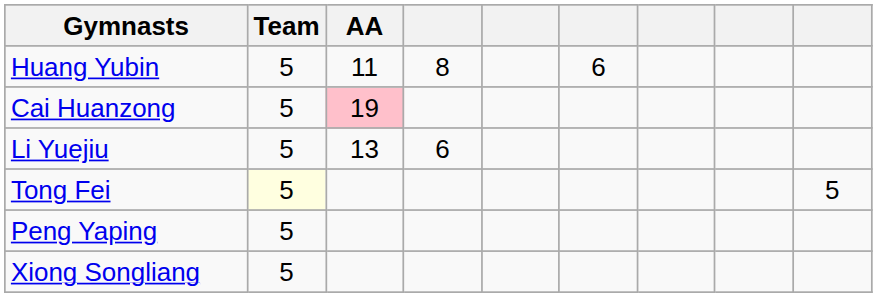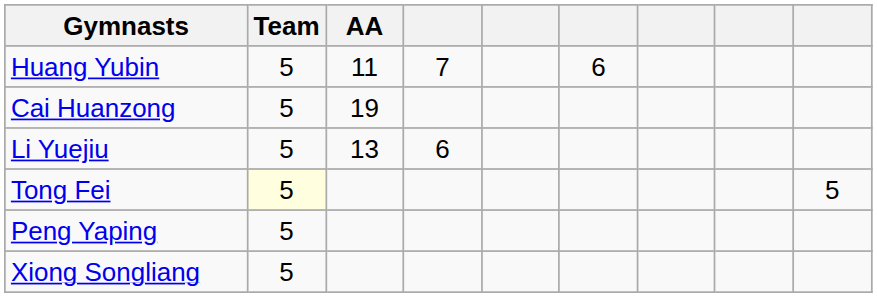(442, 67) 8 -> (442, 67) 7
(364, 108) pink background -> (364, 108) no background
